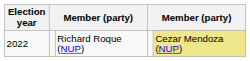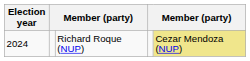(17, 44) 2022 -> (17, 44) 2024
